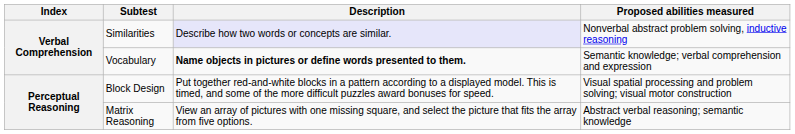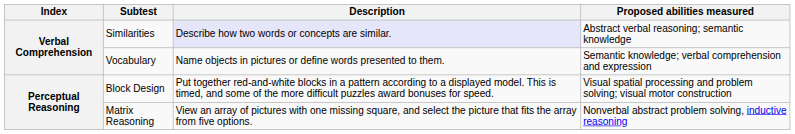(685, 34) Nonverbal abstract problem solving, inductive reasoning -> (663, 34) Abstract verbal reasoning; semantic knowledge
(321, 61) bold -> (310, 61) normal
(663, 116) Abstract verbal reasoning; semantic knowledge -> (685, 116) Nonverbal abstract problem solving, inductive reasoning
